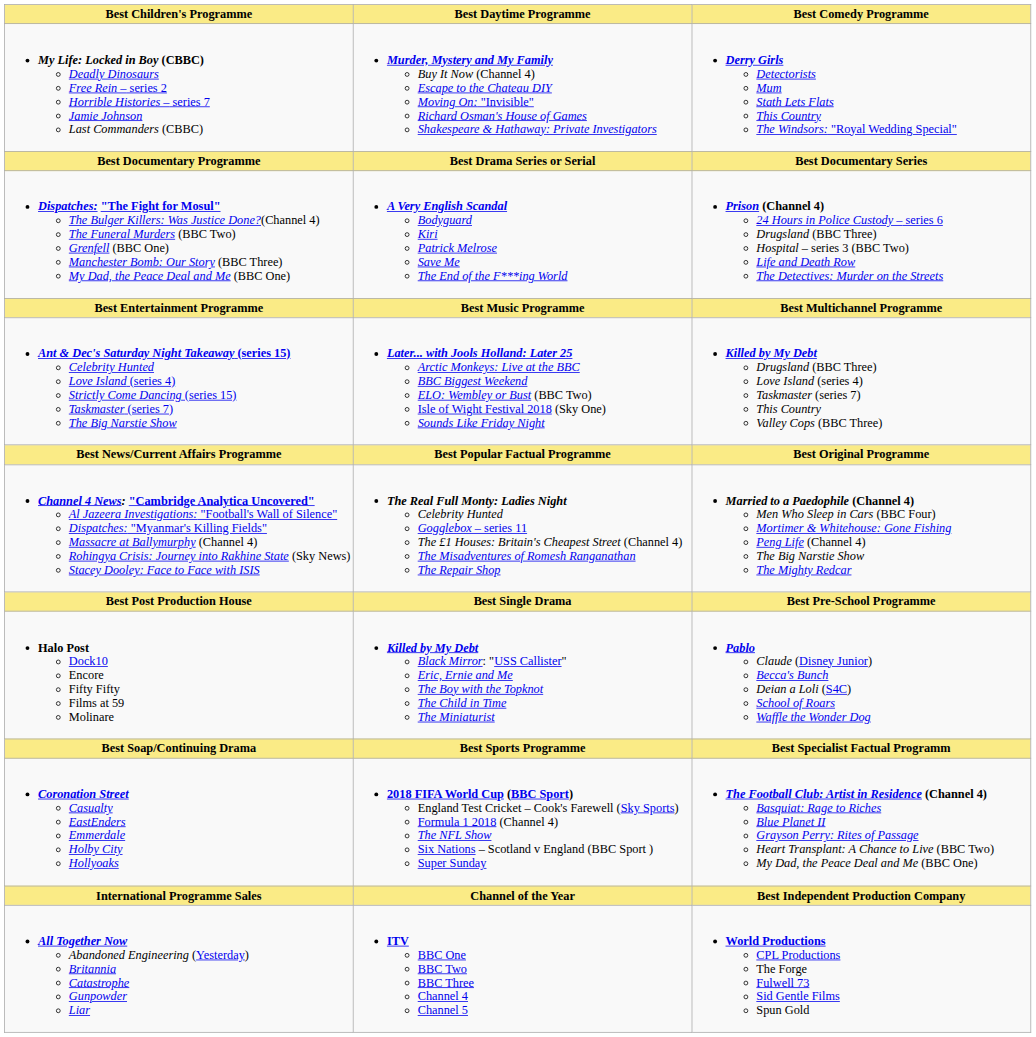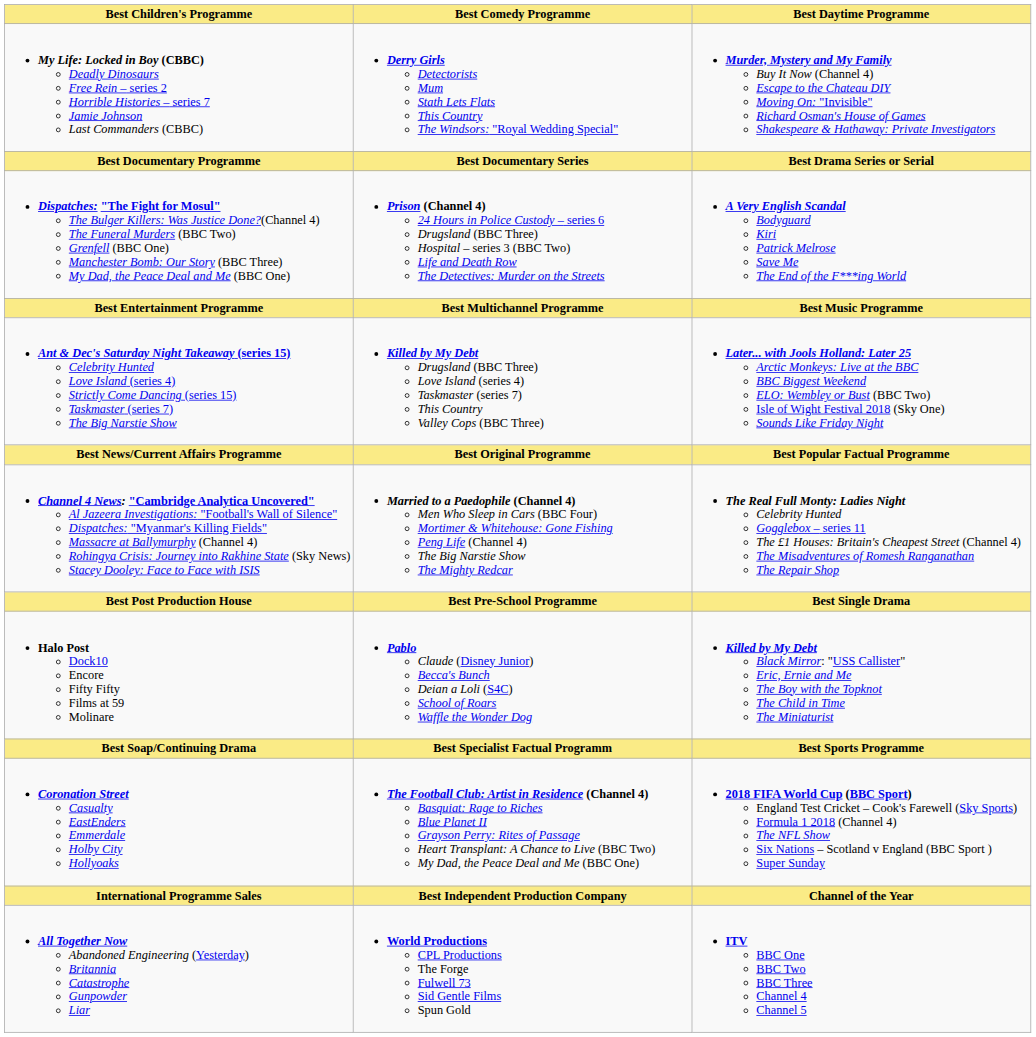columns swapped: (861, 14) <-> (523, 14)
